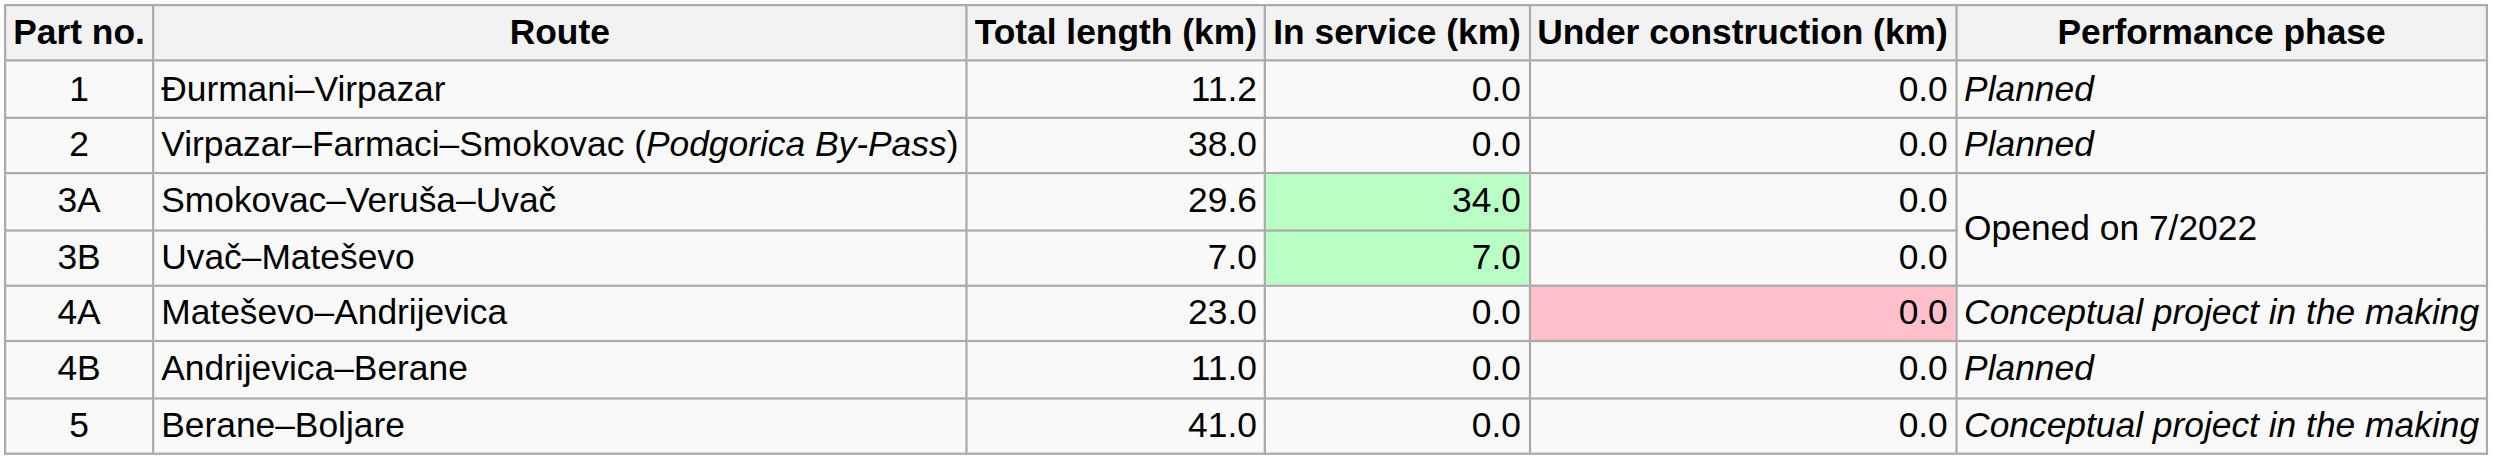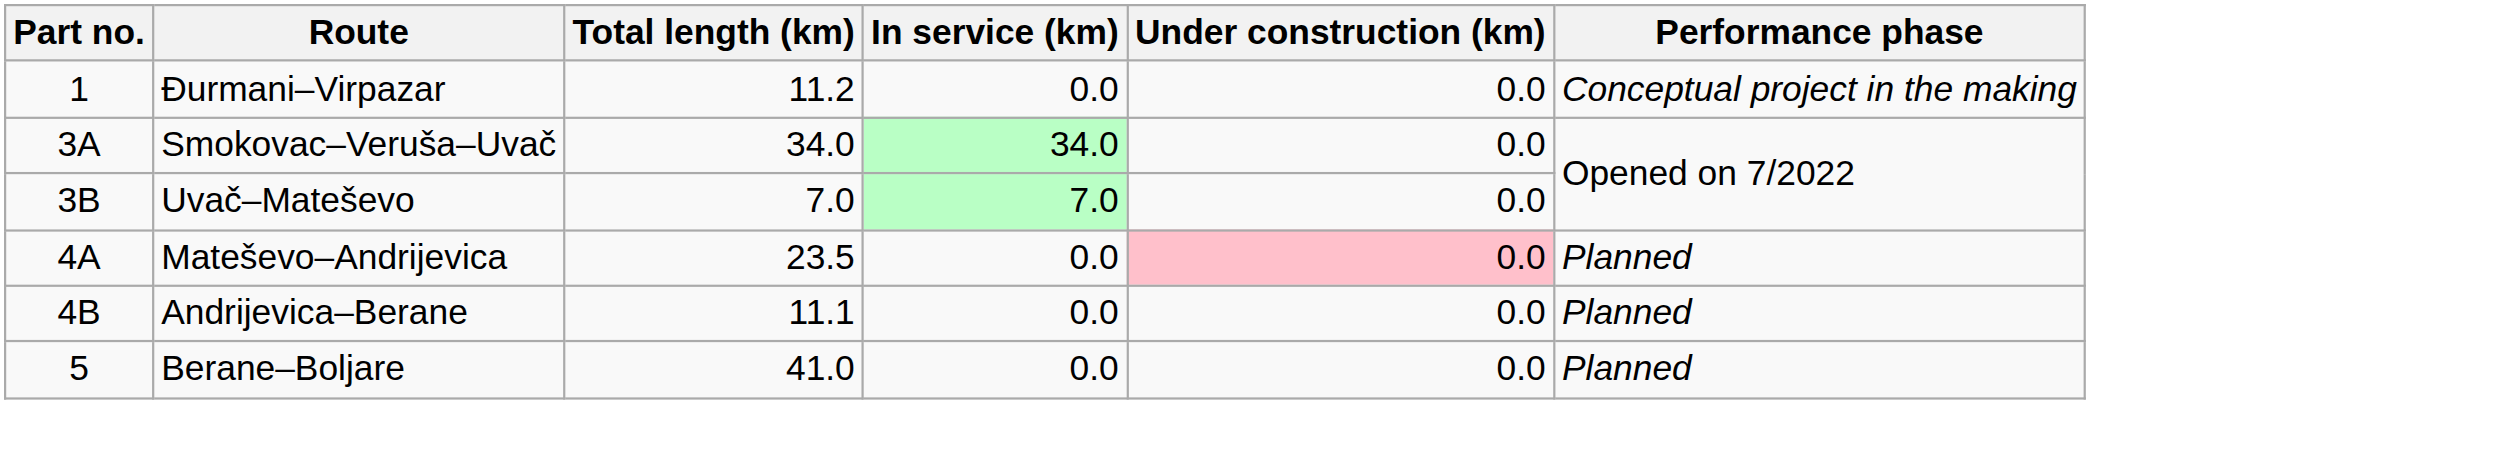(2029, 88) Planned -> (1819, 88) Conceptual project in the making
- row: (560, 144)
(1223, 200) 29.6 -> (820, 144) 34.0
(1223, 312) 23.0 -> (820, 256) 23.5
(2222, 312) Conceptual project in the making -> (1627, 256) Planned
(1224, 369) 11.0 -> (822, 312) 11.1
(2222, 425) Conceptual project in the making -> (1627, 369) Planned
